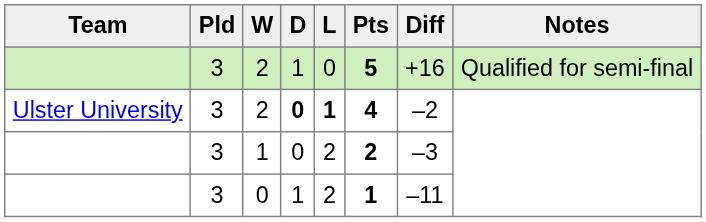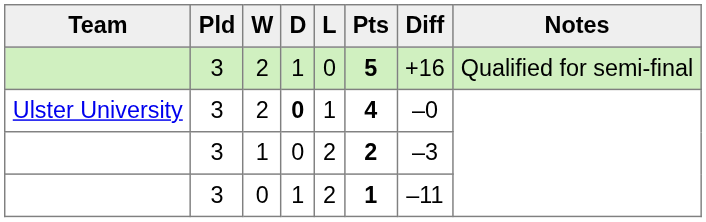(329, 110) bold -> (329, 110) normal
(425, 110) –2 -> (425, 110) –0
